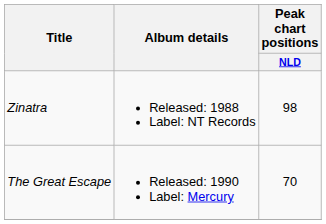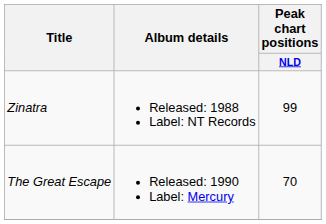(290, 108) 98 -> (290, 108) 99
